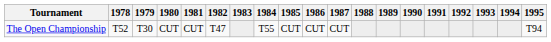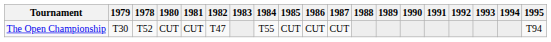columns swapped: (120, 12) <-> (145, 12)
